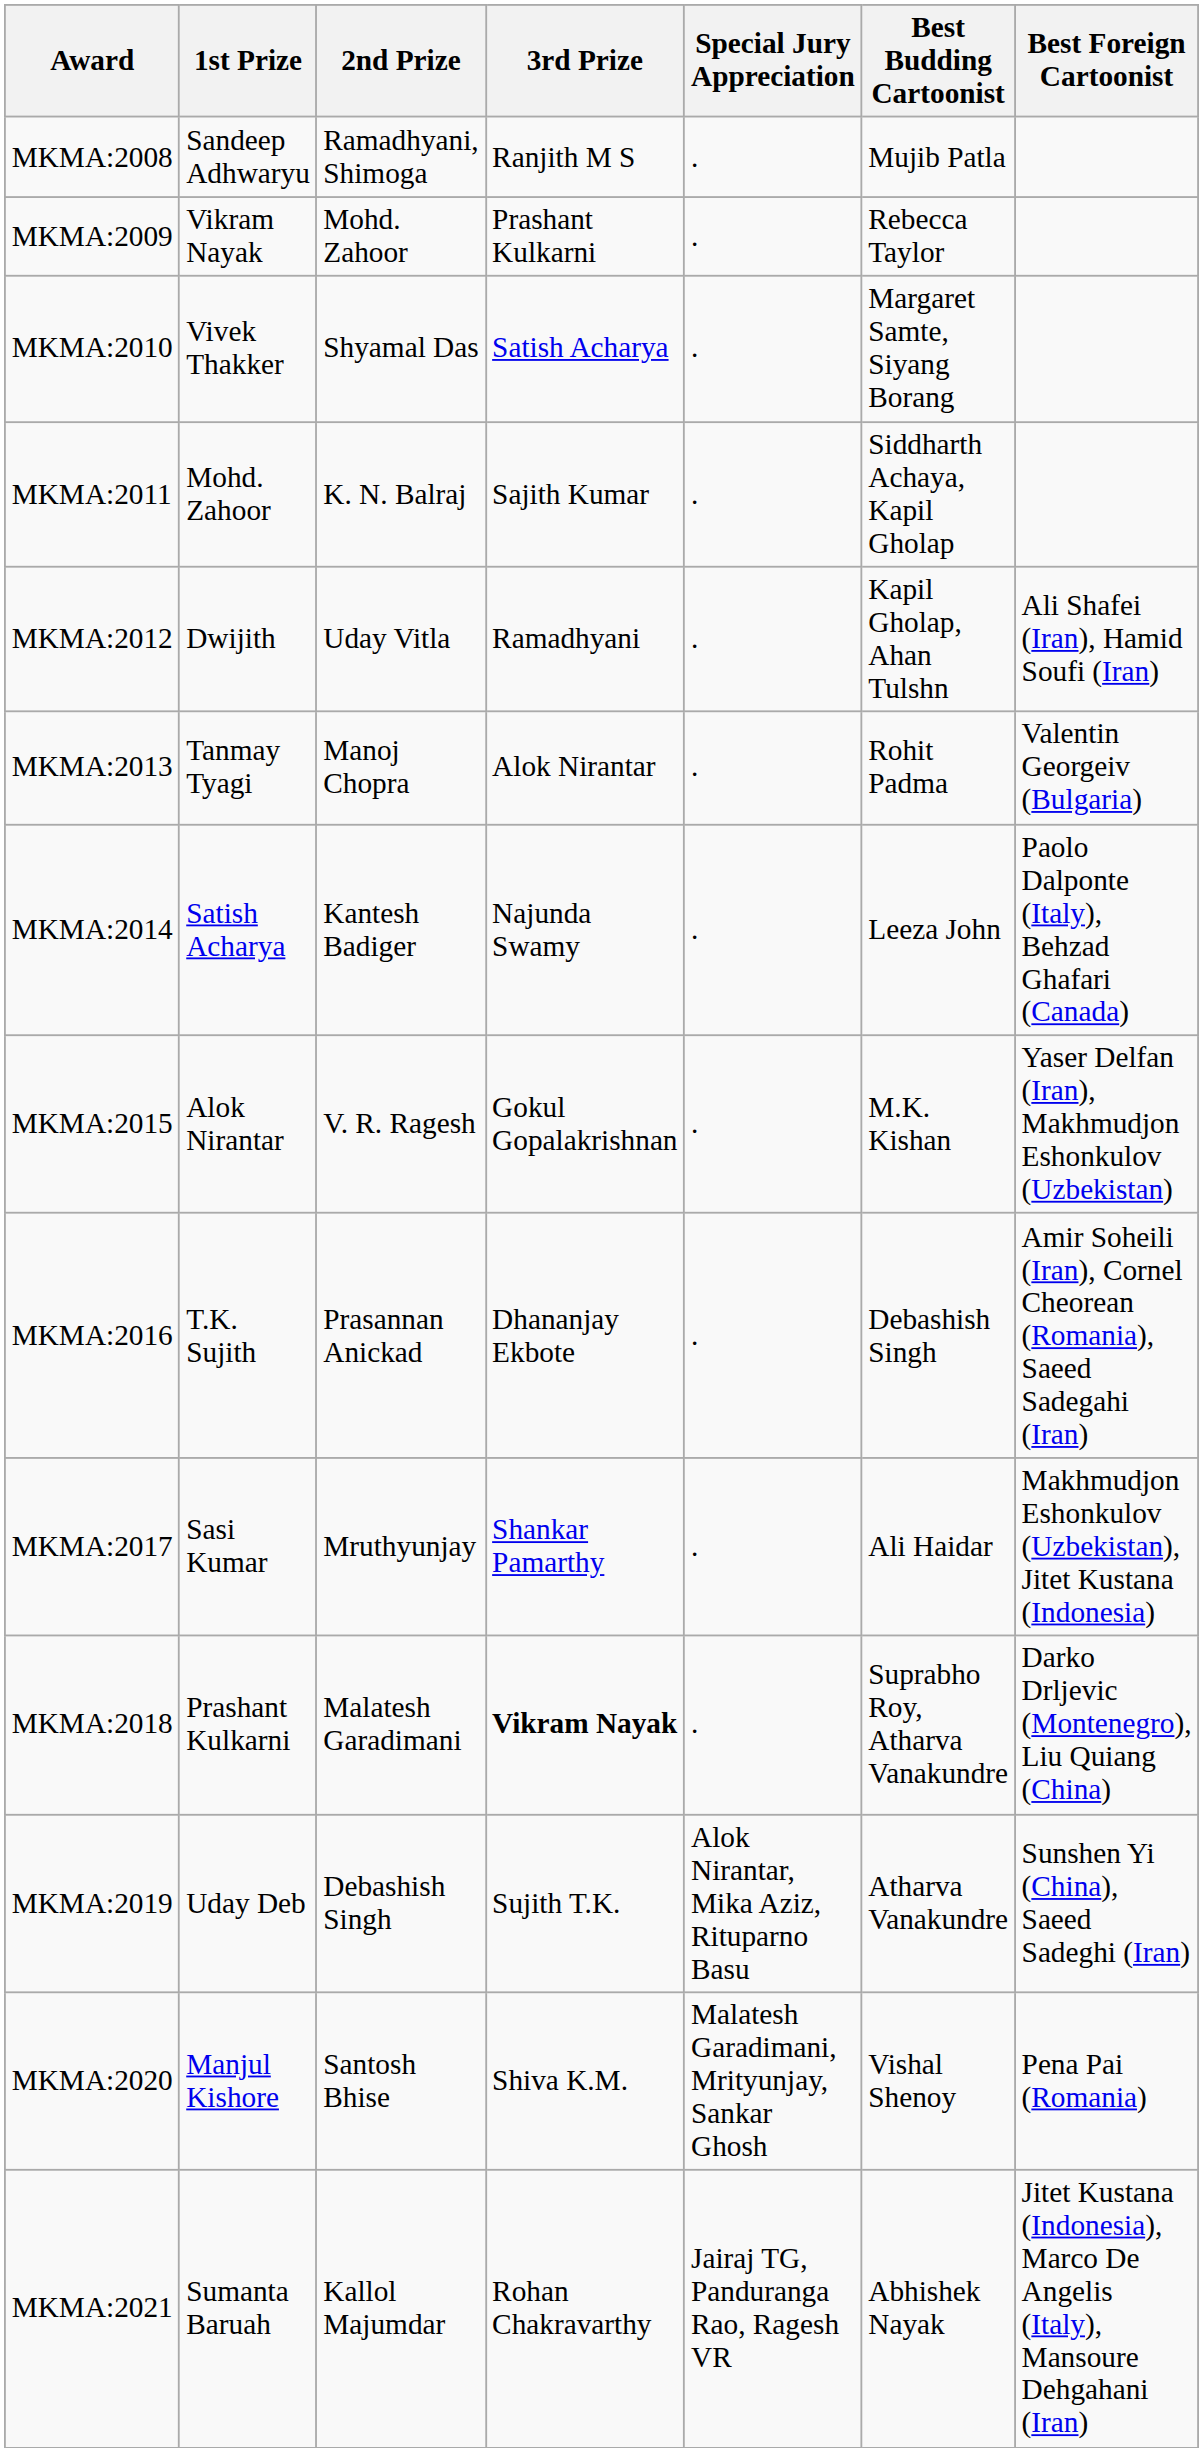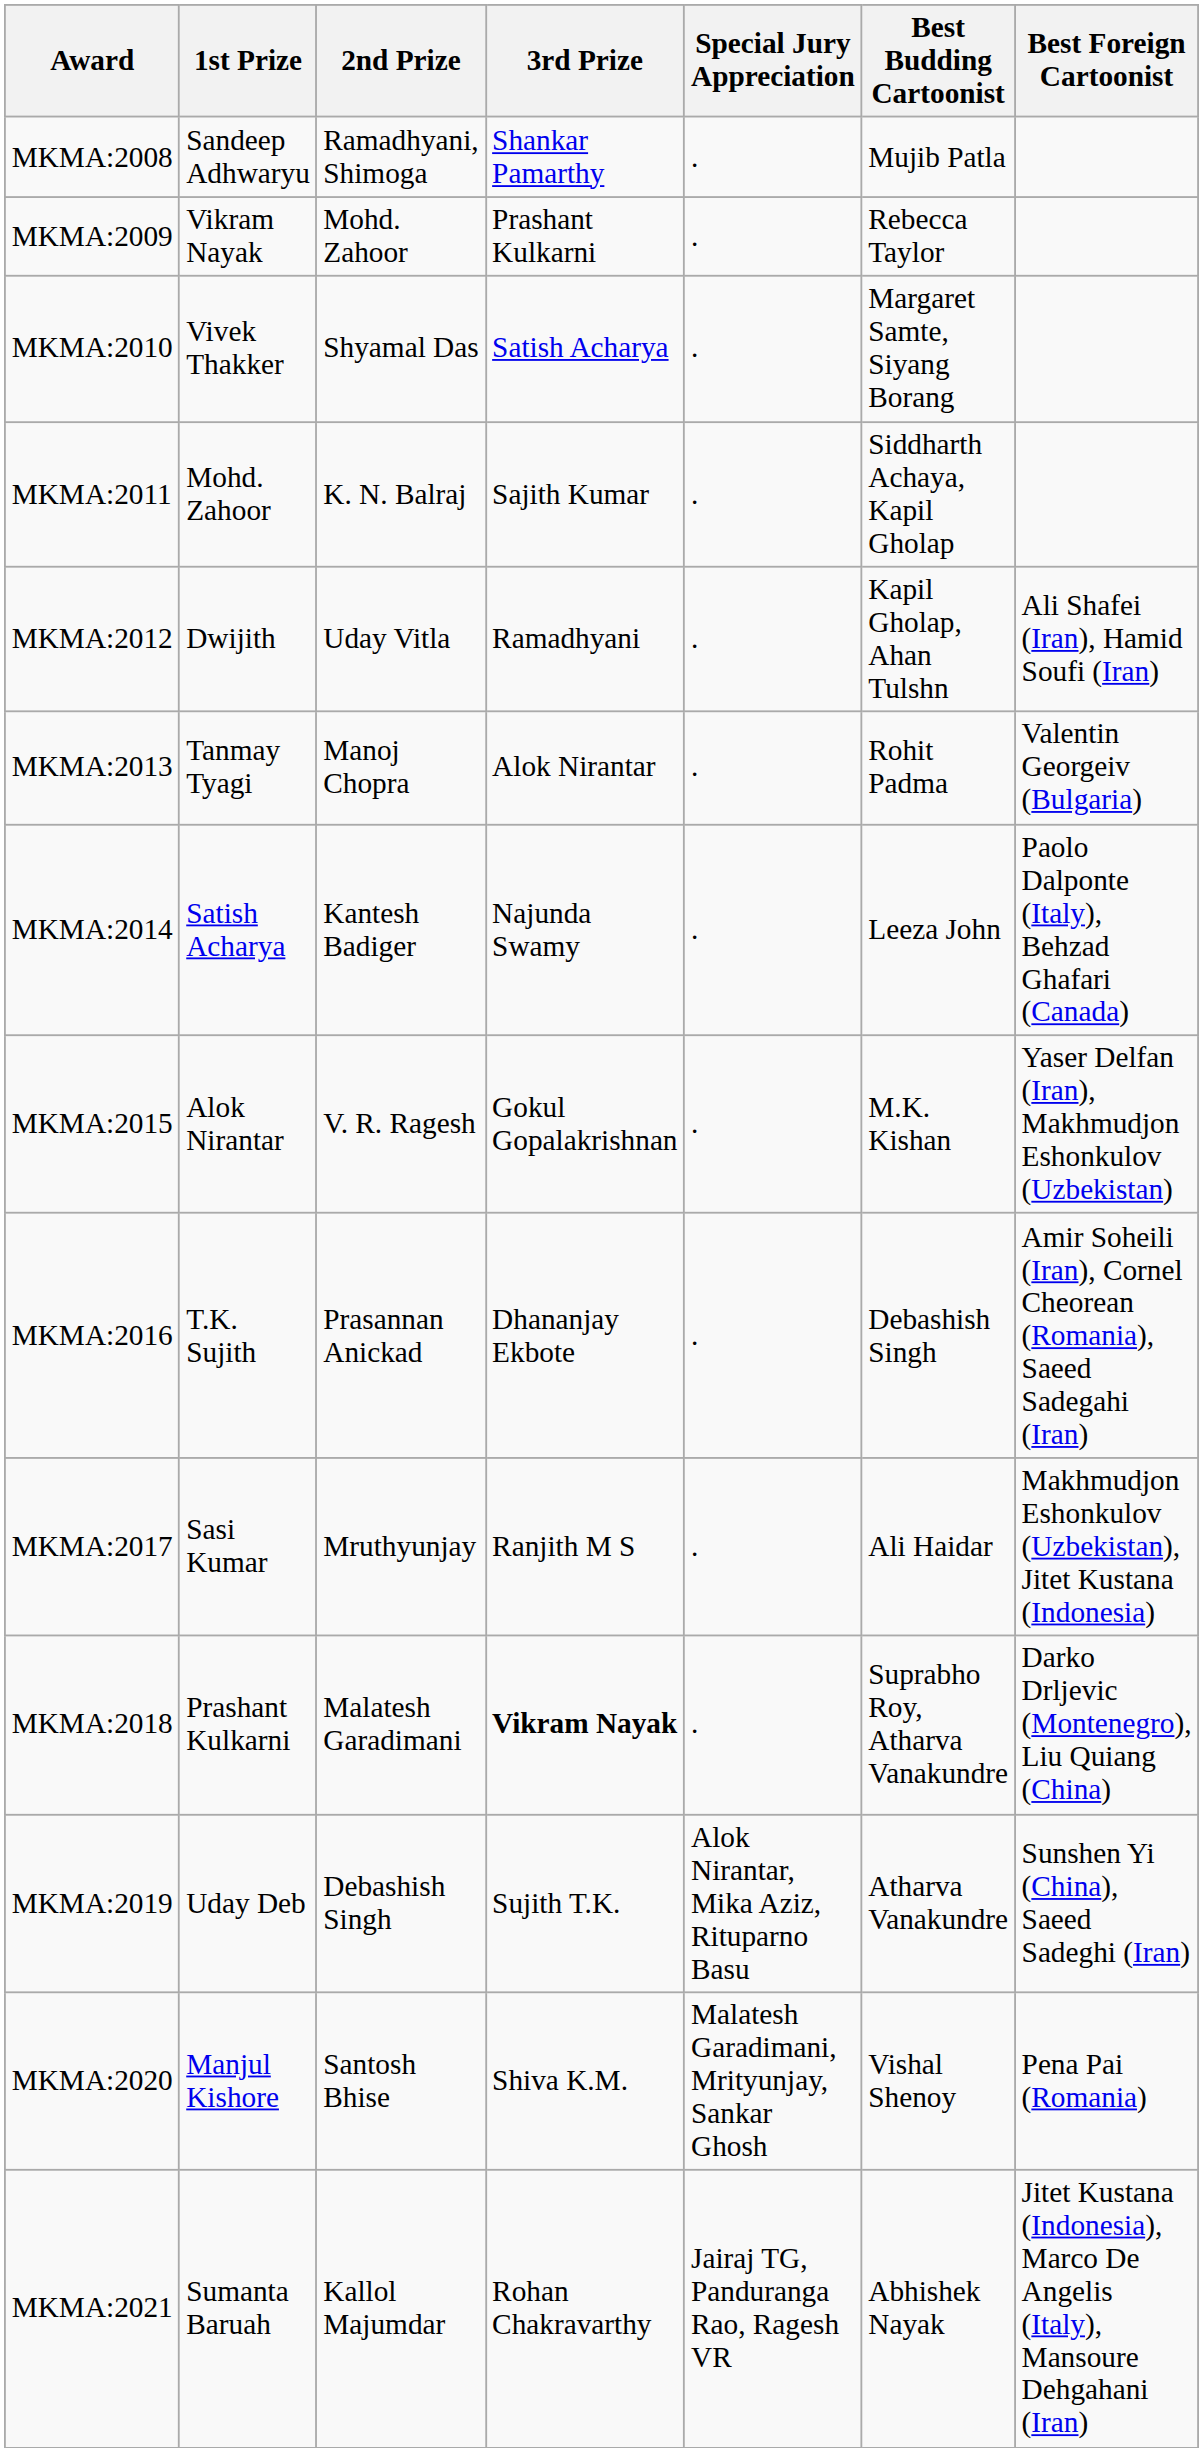(564, 156) Ranjith M S -> (548, 156) Shankar Pamarthy
(548, 1546) Shankar Pamarthy -> (564, 1546) Ranjith M S
